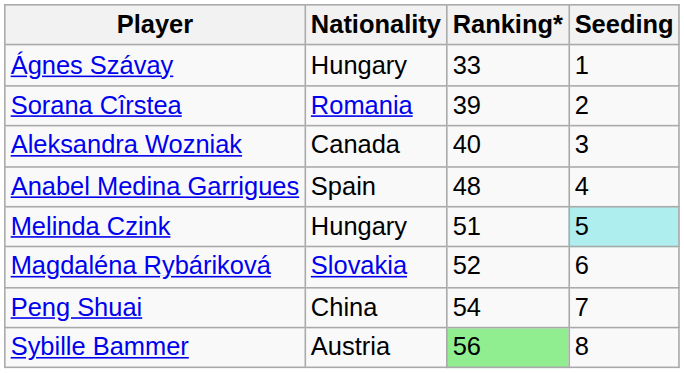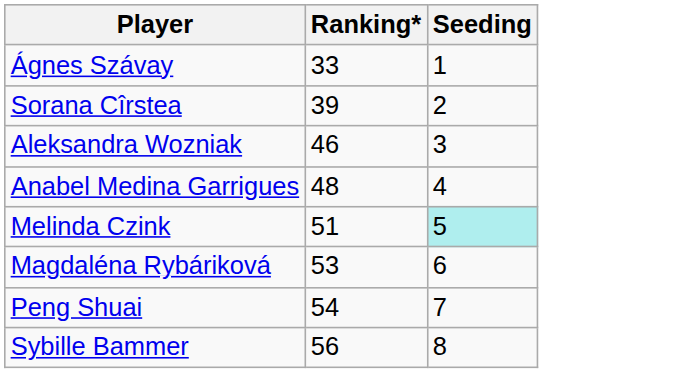- column: (376, 24)
(467, 145) 40 -> (325, 145) 46
(467, 266) 52 -> (325, 266) 53
(467, 347) lightgreen background -> (325, 347) no background
